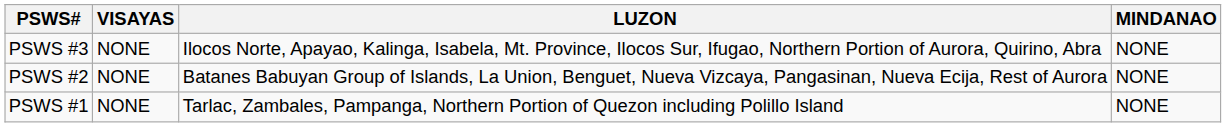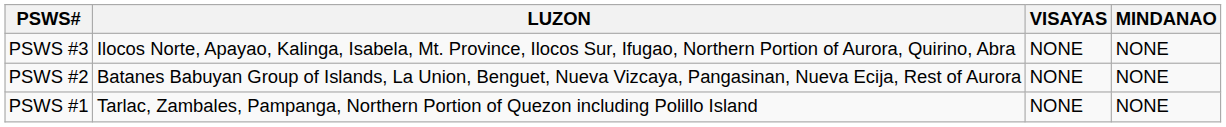columns swapped: (645, 19) <-> (136, 19)
